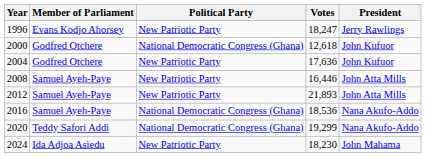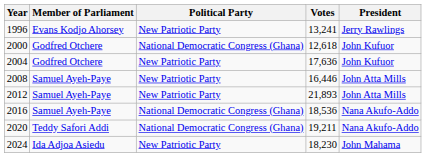(323, 29) 18,247 -> (323, 29) 13,241
(323, 128) 19,299 -> (322, 128) 19,211
